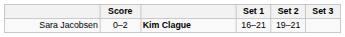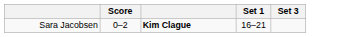- column: (288, 12)
